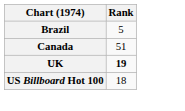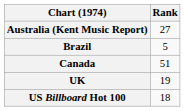+ row: (77, 30)
(121, 64) bold -> (165, 81) normal
